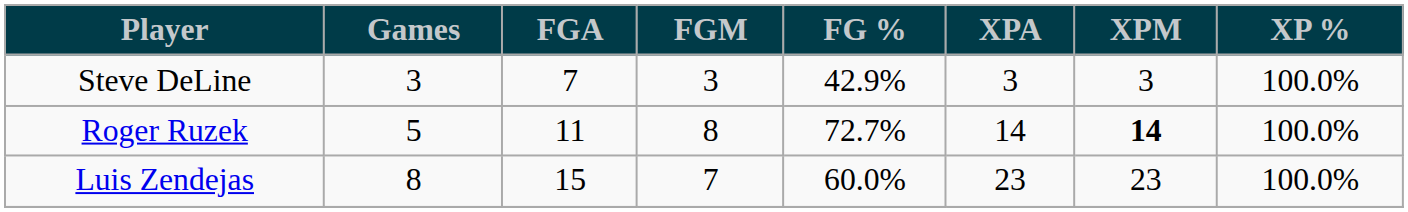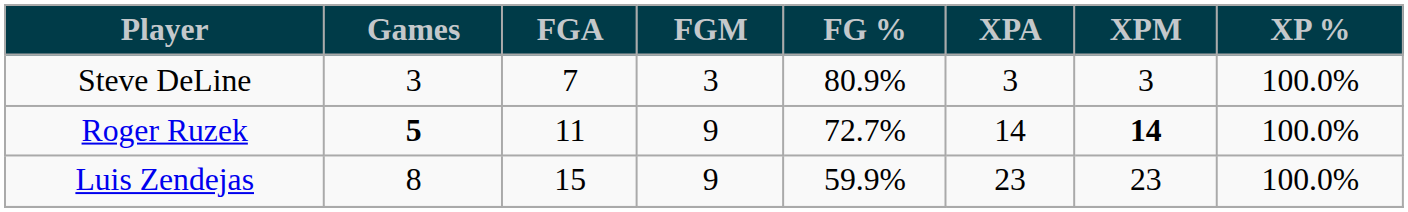(865, 79) 42.9% -> (865, 79) 80.9%
(414, 130) normal -> (414, 130) bold
(711, 130) 8 -> (711, 130) 9
(711, 180) 7 -> (711, 180) 9
(865, 180) 60.0% -> (865, 180) 59.9%
